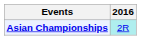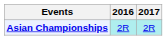+ column: (149, 12)
